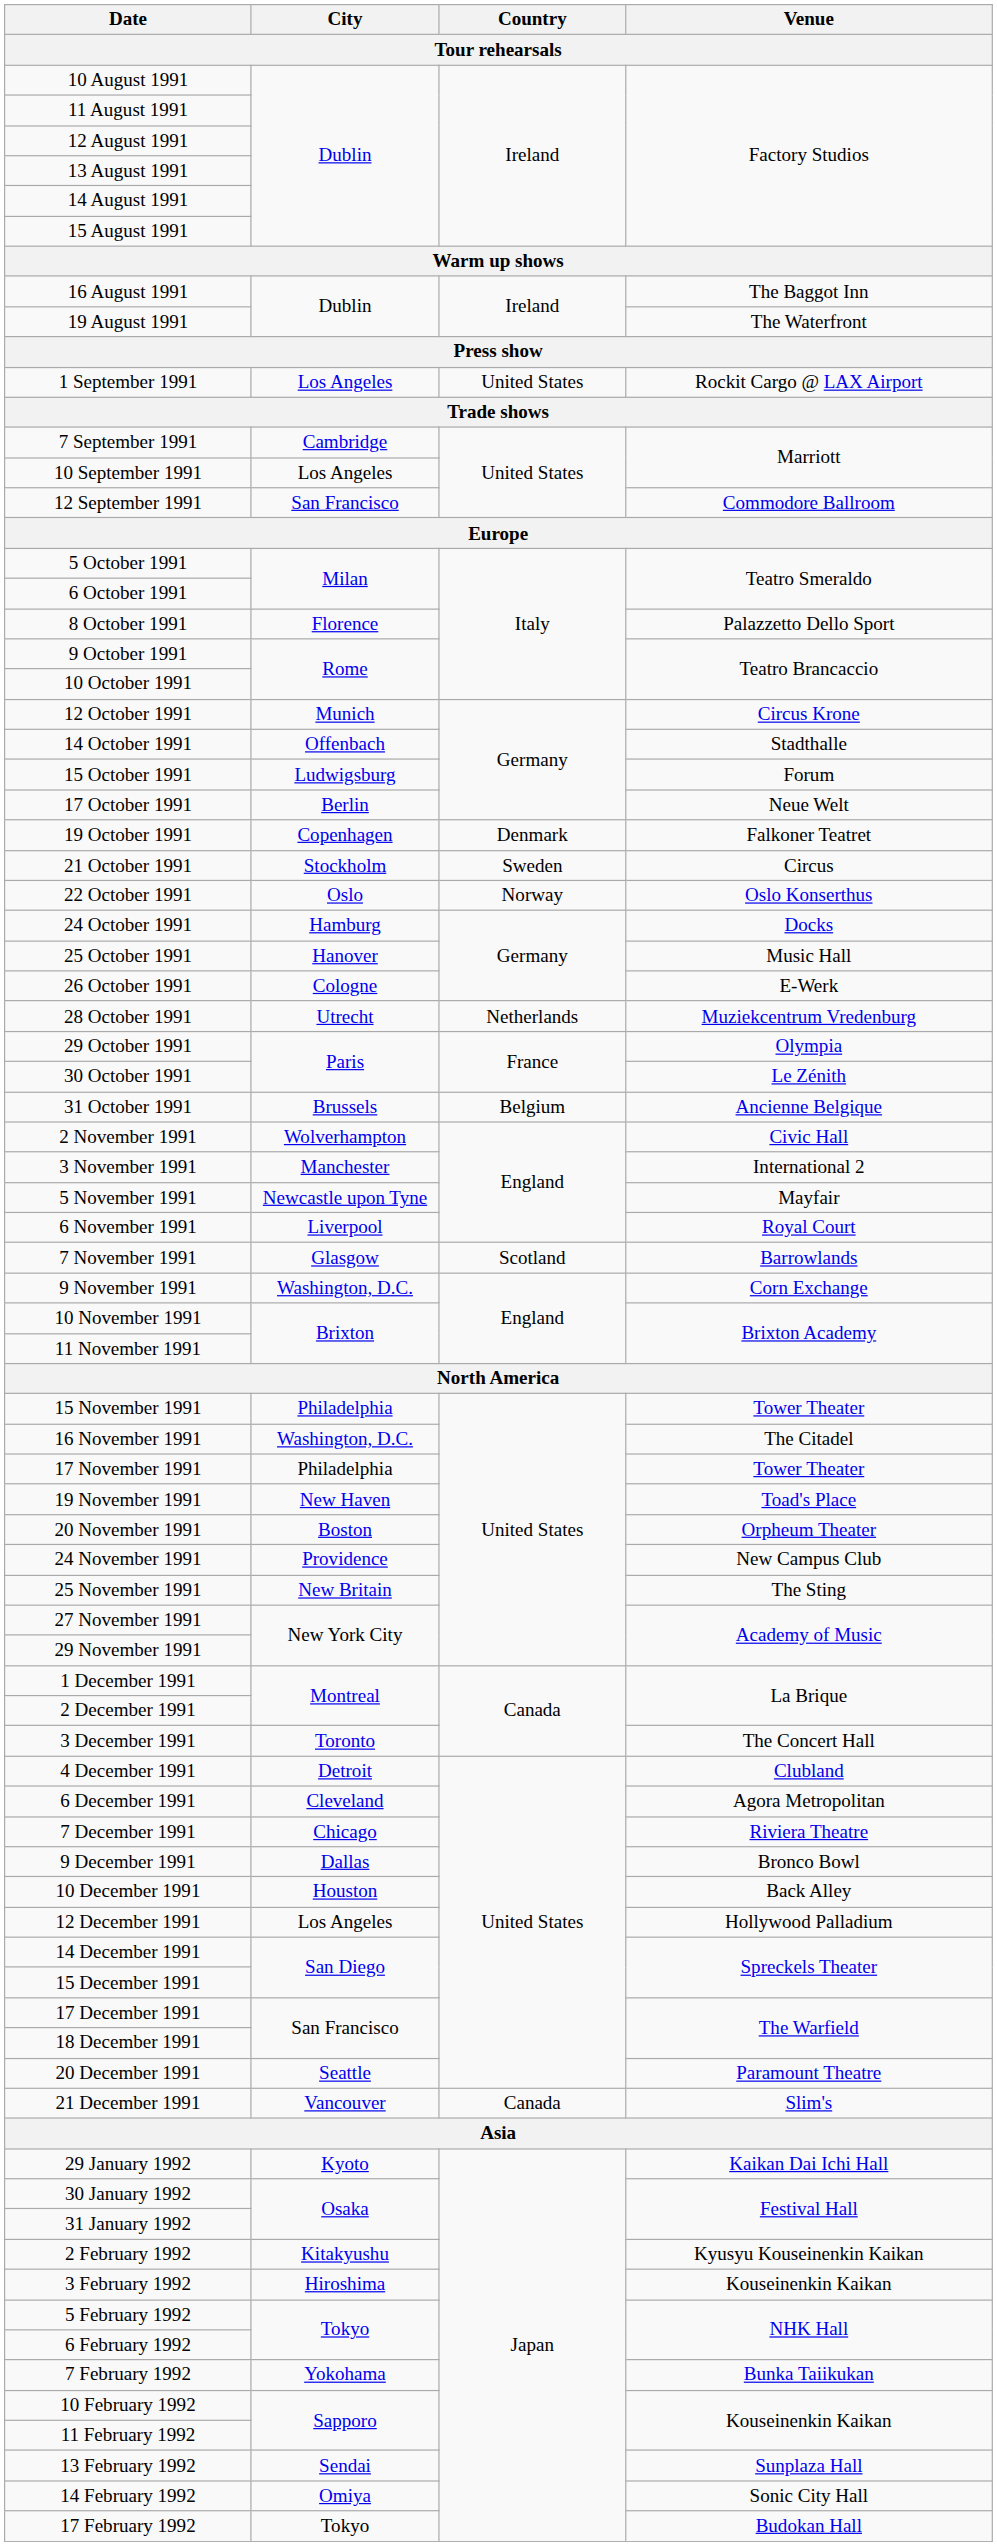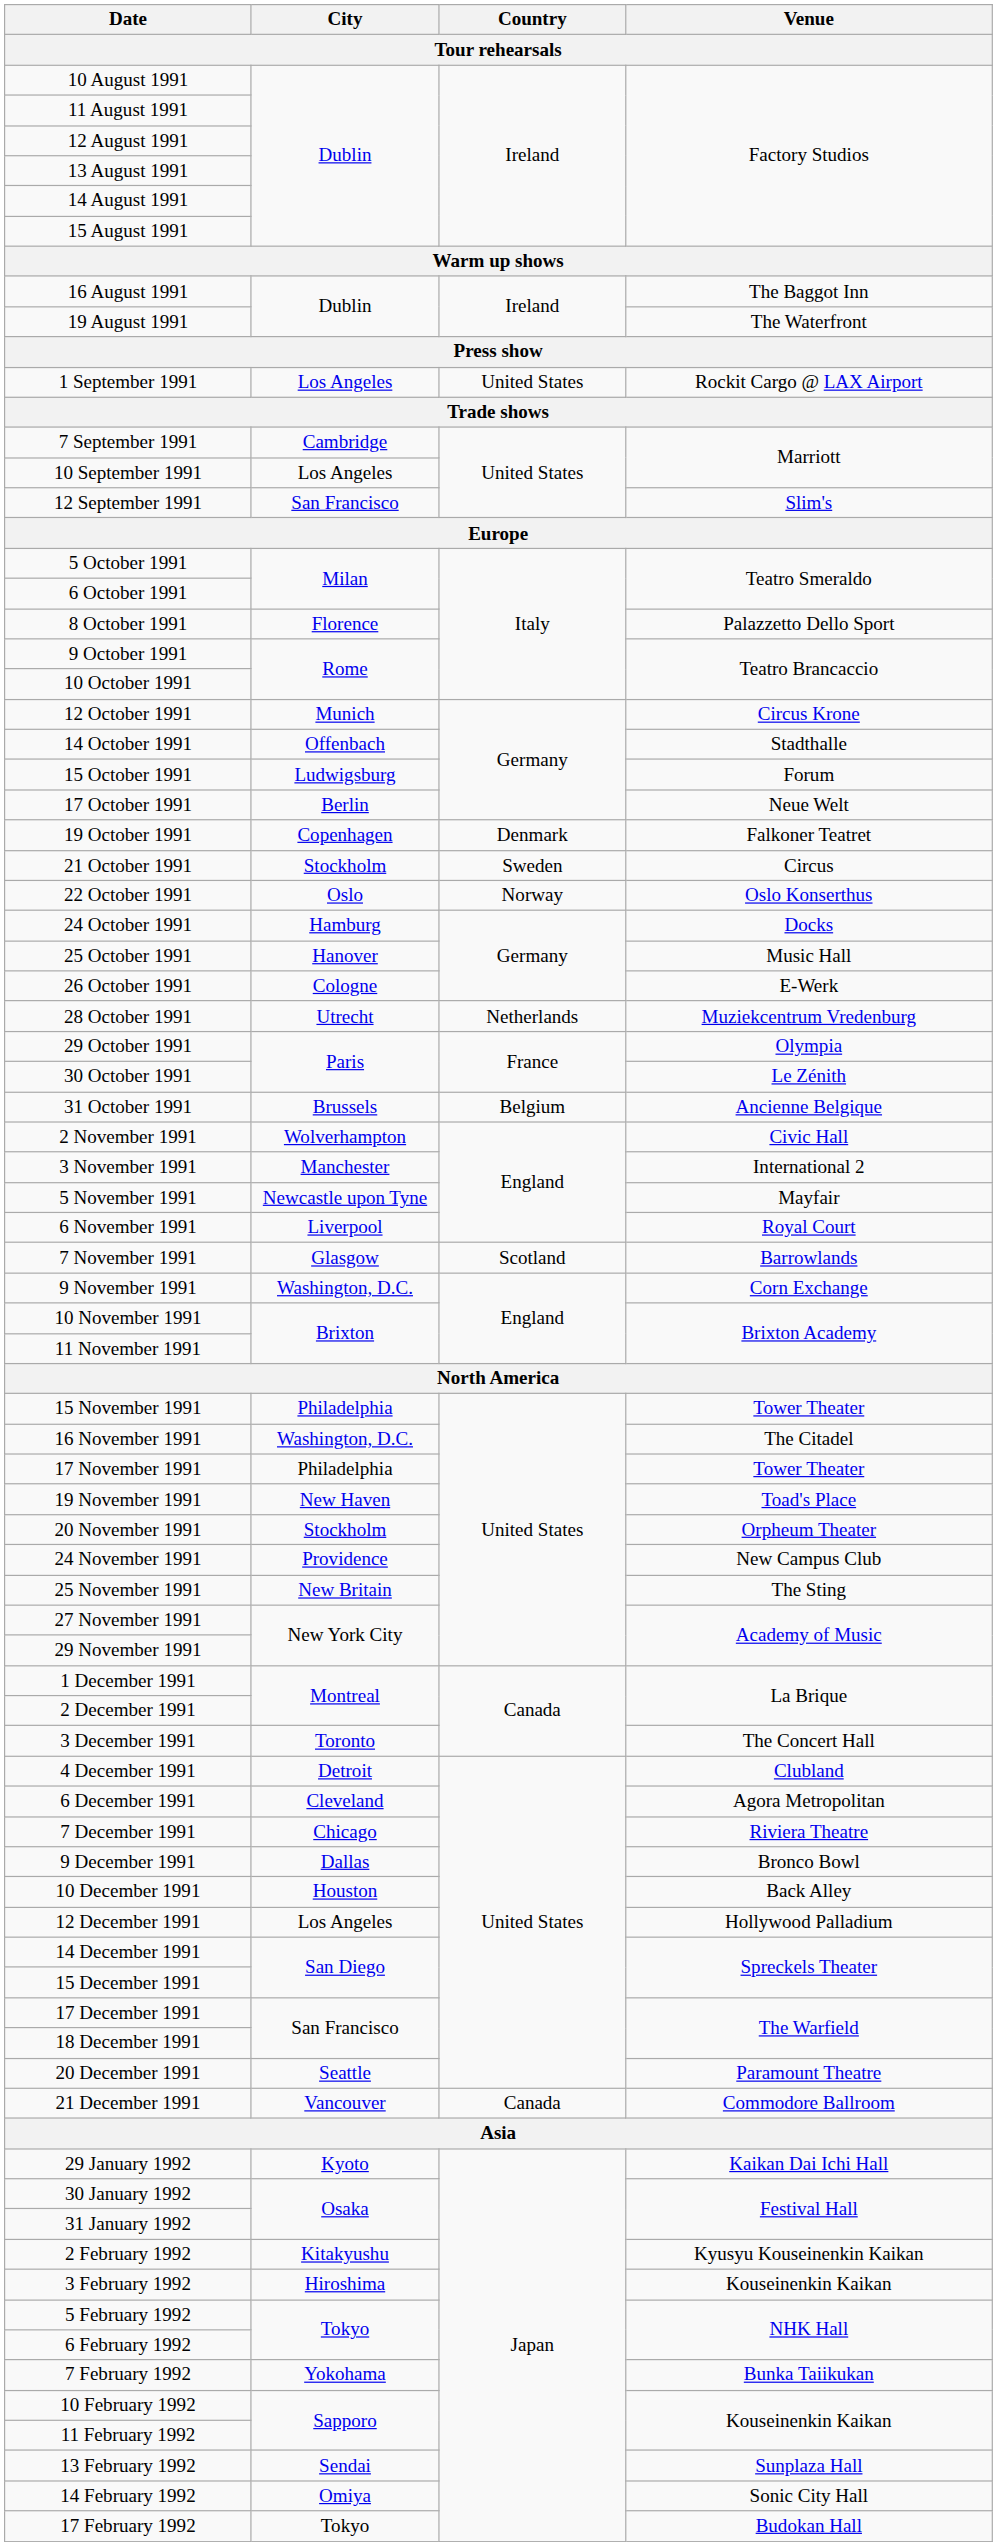(809, 502) Commodore Ballroom -> (809, 502) Slim's
(345, 1529) Boston -> (345, 1529) Stockholm
(809, 2103) Slim's -> (809, 2103) Commodore Ballroom
